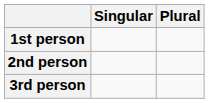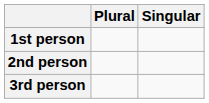columns swapped: (123, 16) <-> (180, 16)
